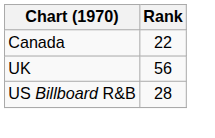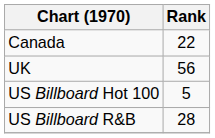+ row: (84, 94)
